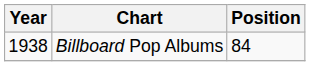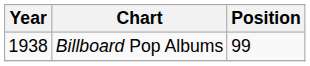(241, 46) 84 -> (241, 46) 99
